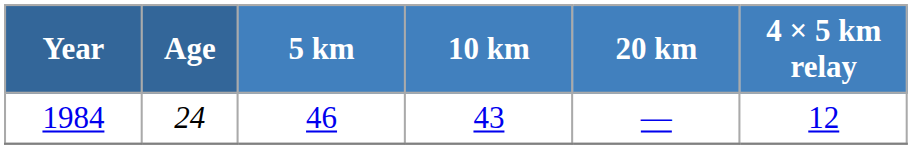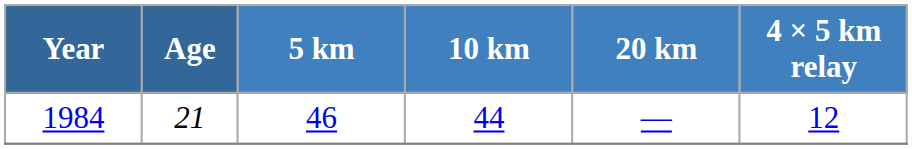(190, 118) 24 -> (190, 118) 21
(489, 118) 43 -> (489, 118) 44
